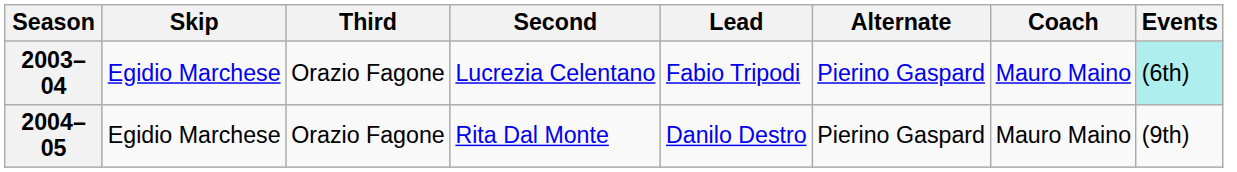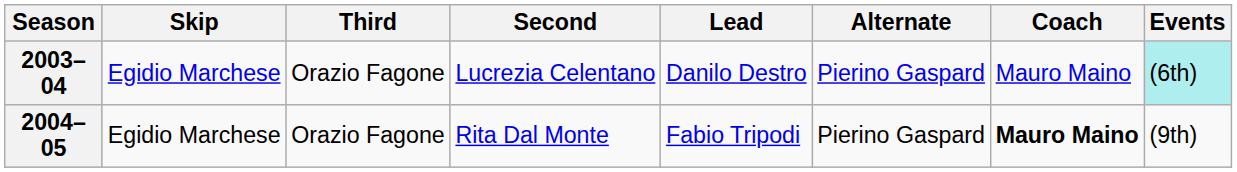(733, 72) Fabio Tripodi -> (736, 72) Danilo Destro
(736, 135) Danilo Destro -> (733, 135) Fabio Tripodi
(1063, 135) normal -> (1067, 135) bold
